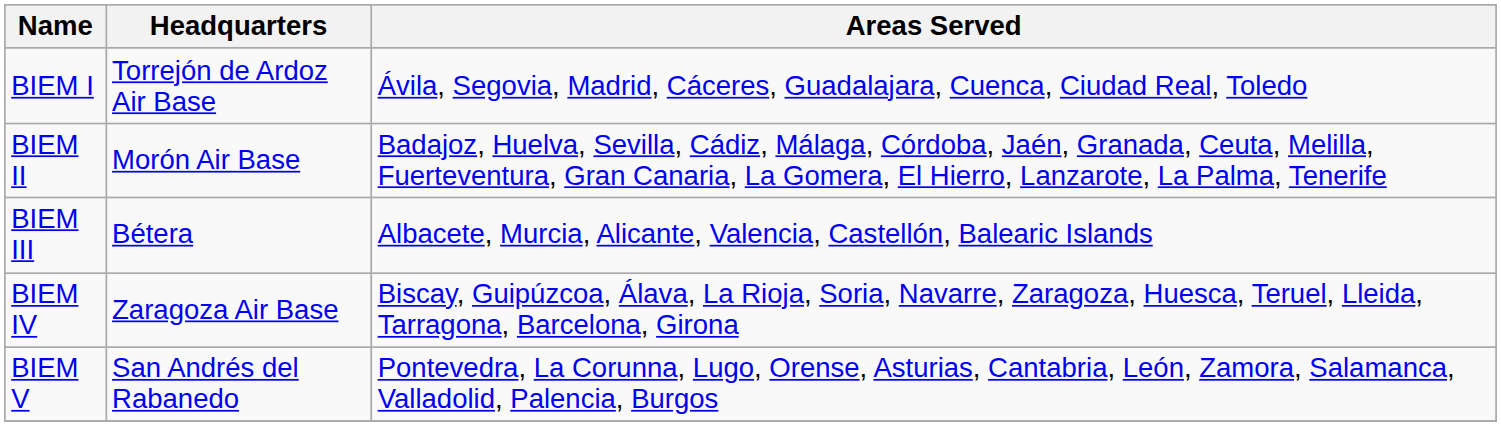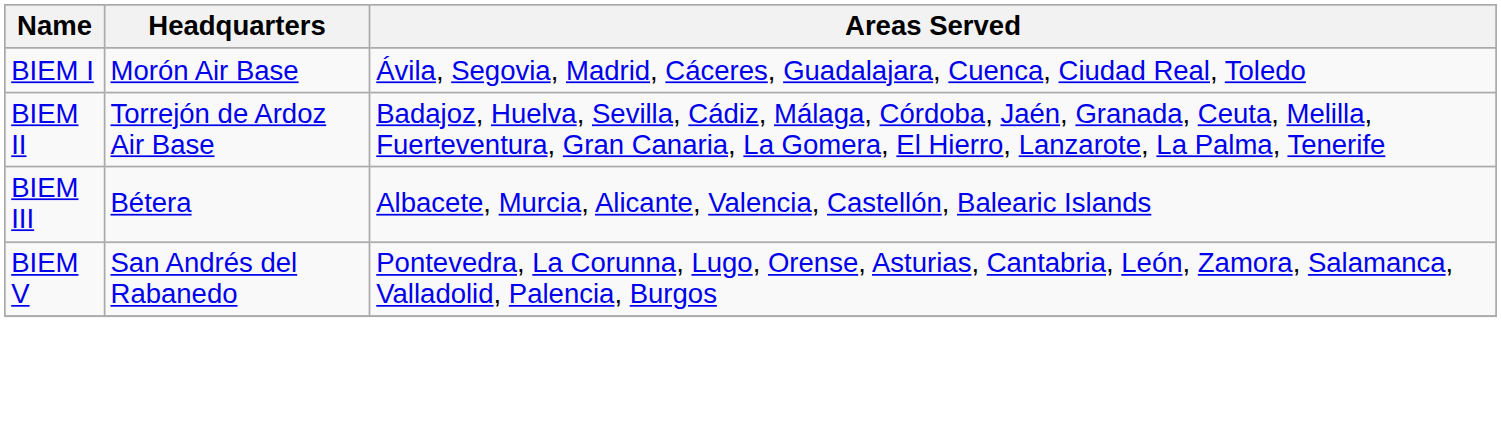(220, 85) Torrejón de Ardoz Air Base -> (205, 69) Morón Air Base
(206, 160) Morón Air Base -> (218, 129) Torrejón de Ardoz Air Base
- row: (45, 309)
